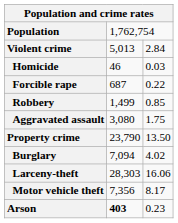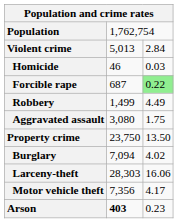(155, 84) no background -> (155, 84) lightgreen background
(155, 102) 0.85 -> (155, 102) 4.49
(125, 137) 23,790 -> (125, 137) 23,750
(155, 191) 8.17 -> (155, 191) 4.17
